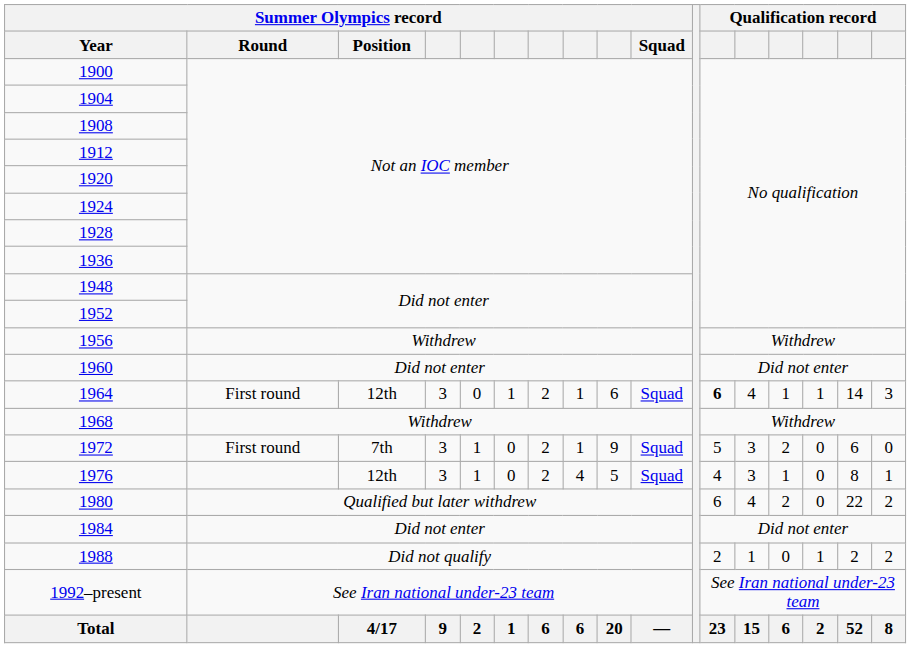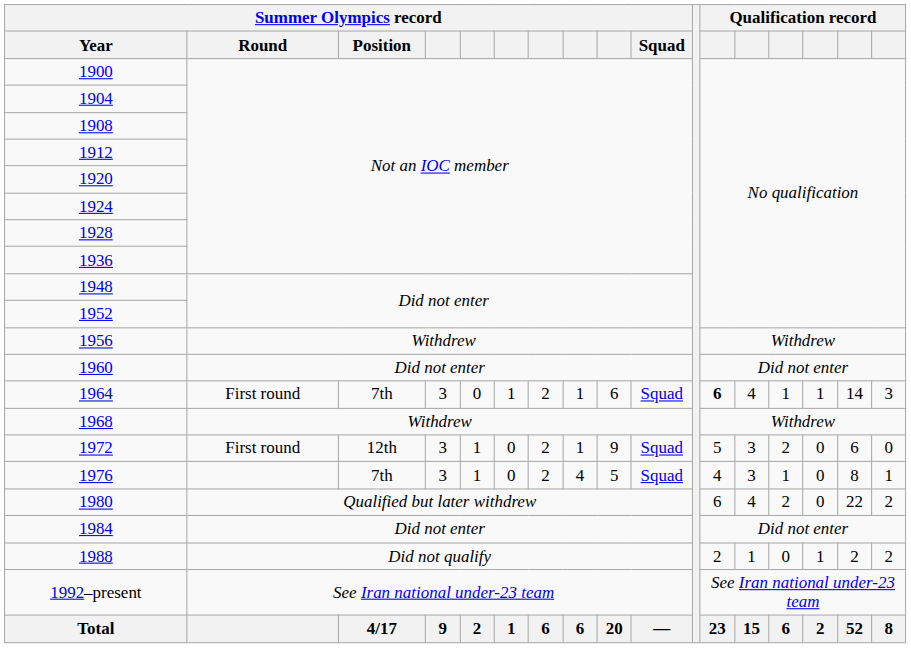(382, 394) 12th -> (382, 394) 7th
(382, 448) 7th -> (382, 448) 12th
(382, 475) 12th -> (382, 475) 7th
